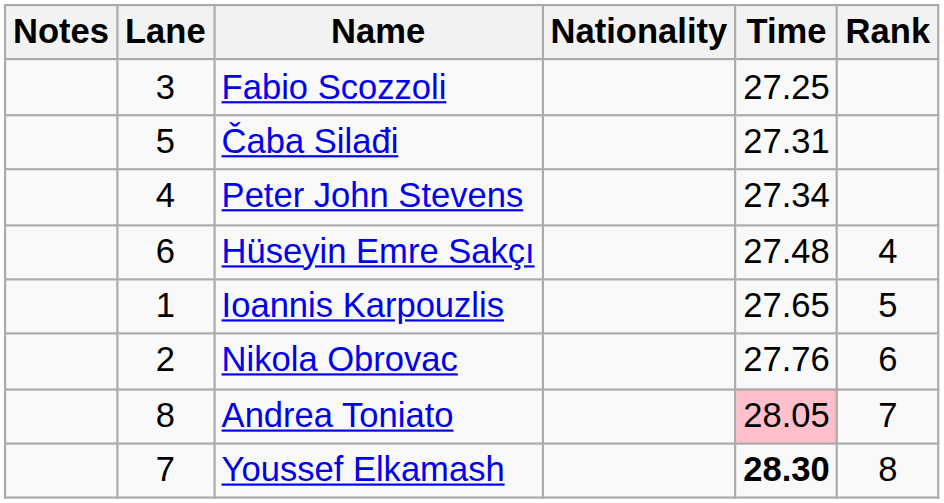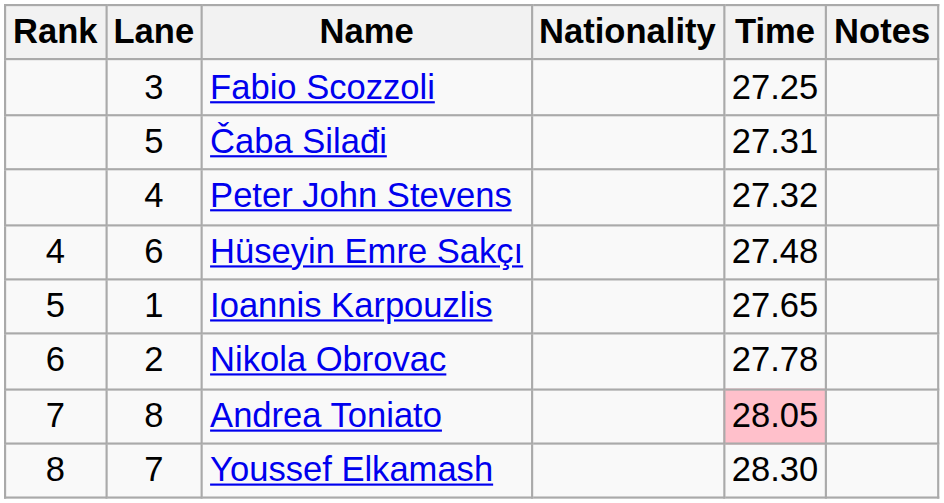columns swapped: (888, 31) <-> (61, 31)
(786, 196) 27.34 -> (775, 196) 27.32
(786, 360) 27.76 -> (775, 360) 27.78
(786, 470) bold -> (775, 470) normal
